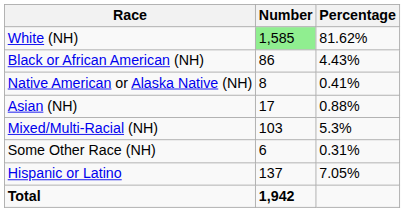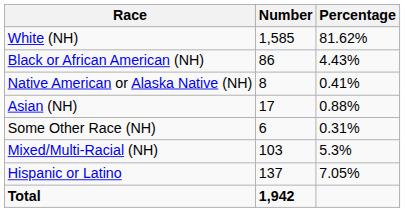(277, 38) lightgreen background -> (277, 38) no background
rows swapped: (82, 151) <-> (83, 128)
